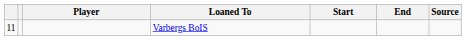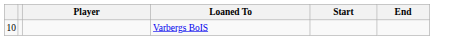- column: (445, 12)
(11, 27) 11 -> (11, 27) 10
